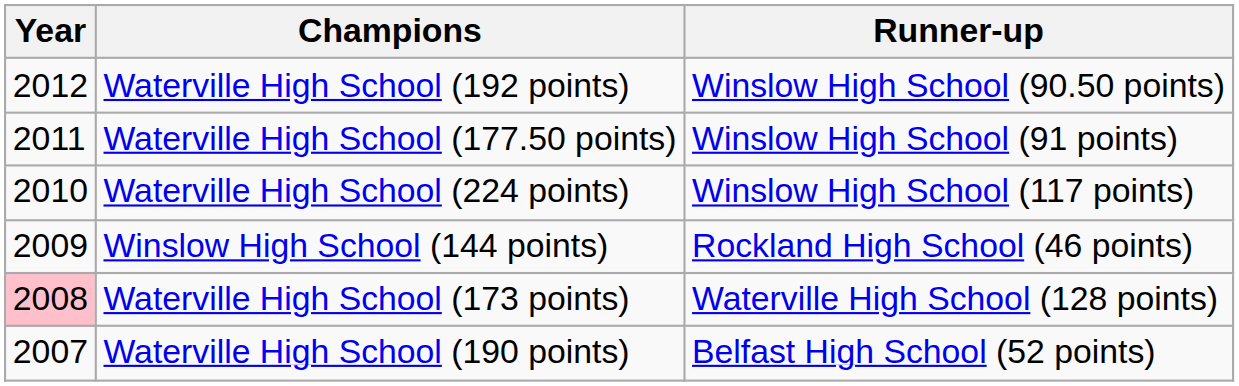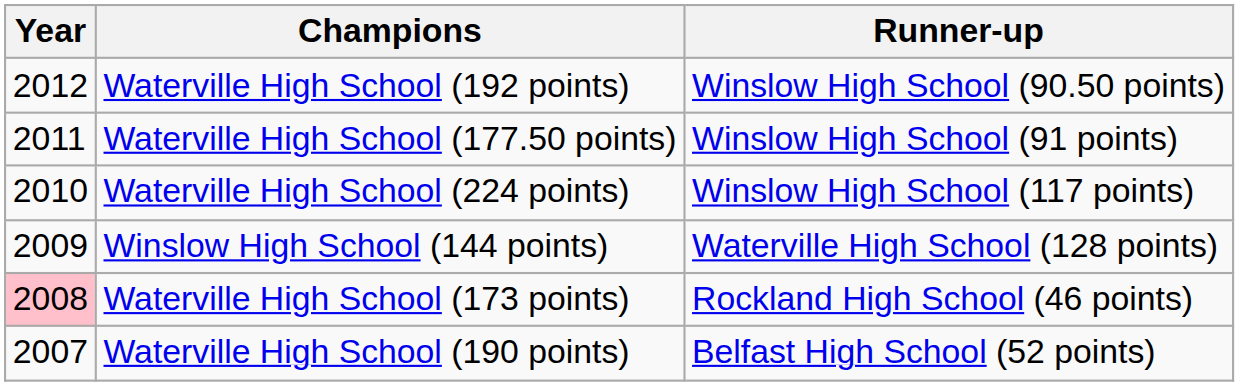(943, 245) Rockland High School (46 points) -> (955, 245) Waterville High School (128 points)
(955, 298) Waterville High School (128 points) -> (943, 298) Rockland High School (46 points)
